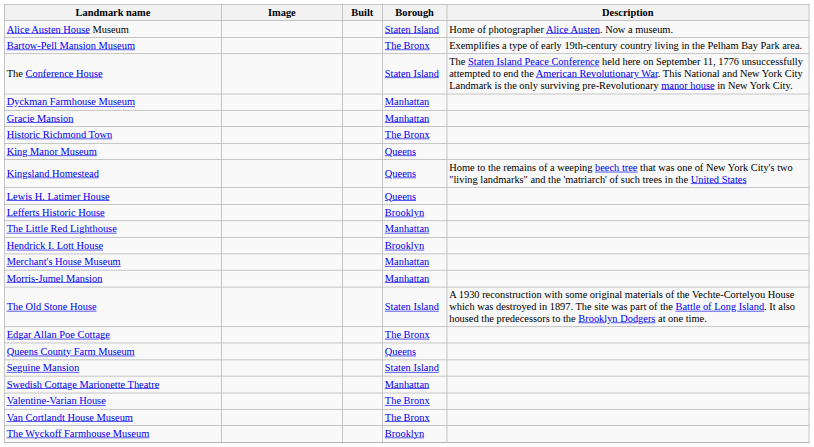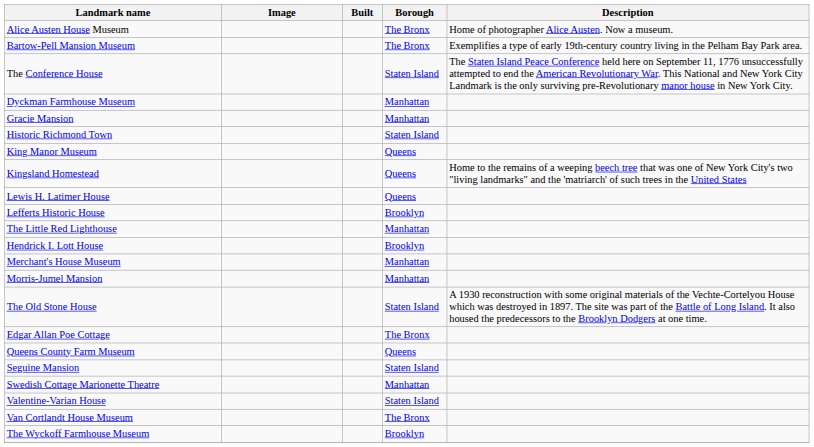(412, 29) Staten Island -> (407, 29) The Bronx
(407, 135) The Bronx -> (412, 135) Staten Island
(407, 401) The Bronx -> (412, 401) Staten Island
